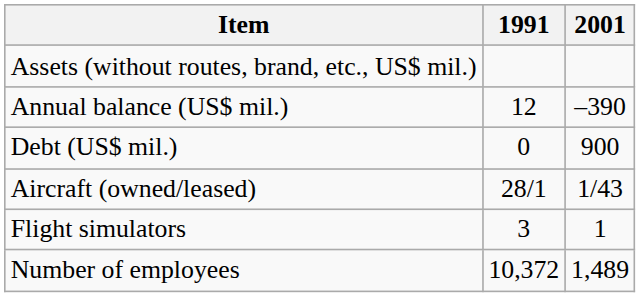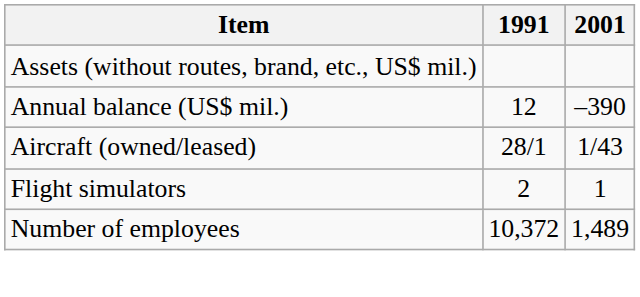- row: (94, 147)
(524, 229) 3 -> (524, 188) 2
